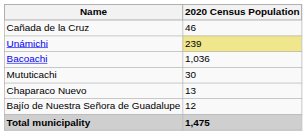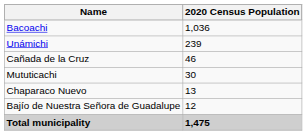rows swapped: (27, 59) <-> (48, 28)
(193, 43) khaki background -> (193, 43) no background
